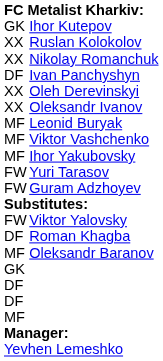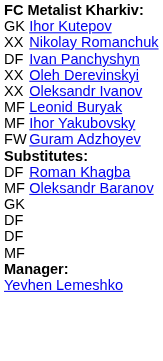- row: (14, 42)
- row: (14, 139)
- row: (15, 172)
- row: (15, 220)
